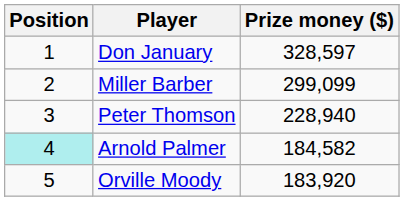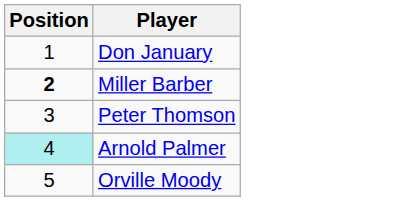- column: (319, 20)
(49, 84) normal -> (49, 84) bold
